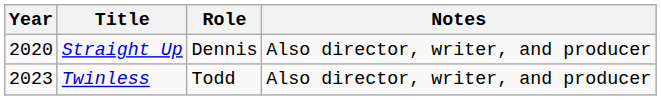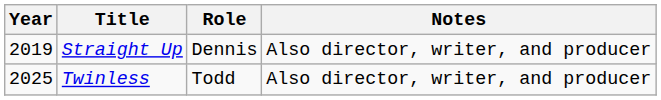(31, 50) 2020 -> (31, 50) 2019
(31, 79) 2023 -> (31, 79) 2025
